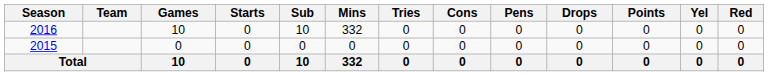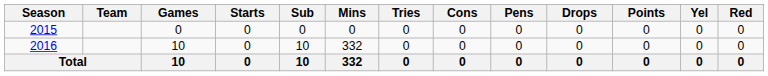rows swapped: (44, 46) <-> (44, 29)
